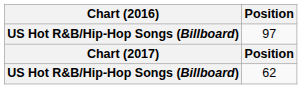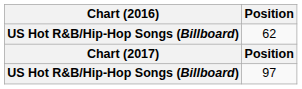rows swapped: (269, 73) <-> (269, 34)
